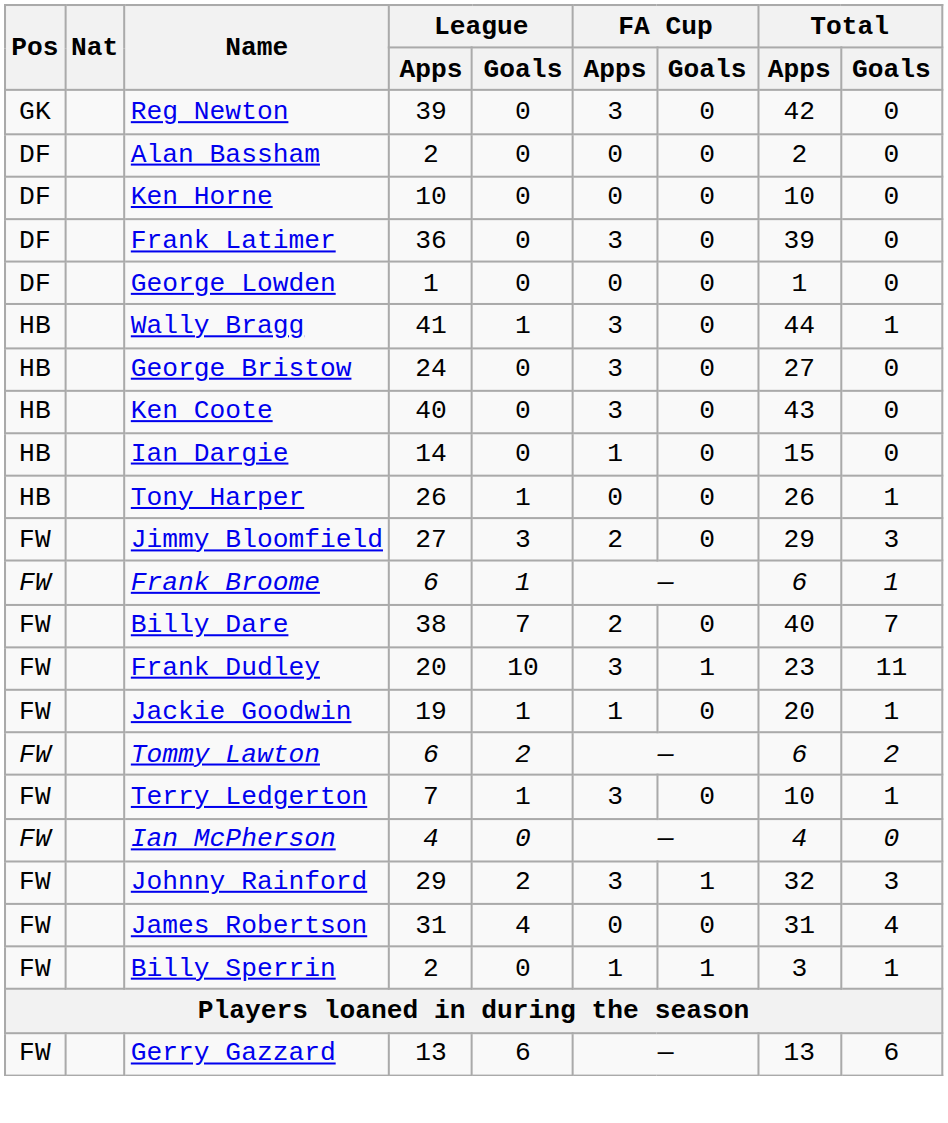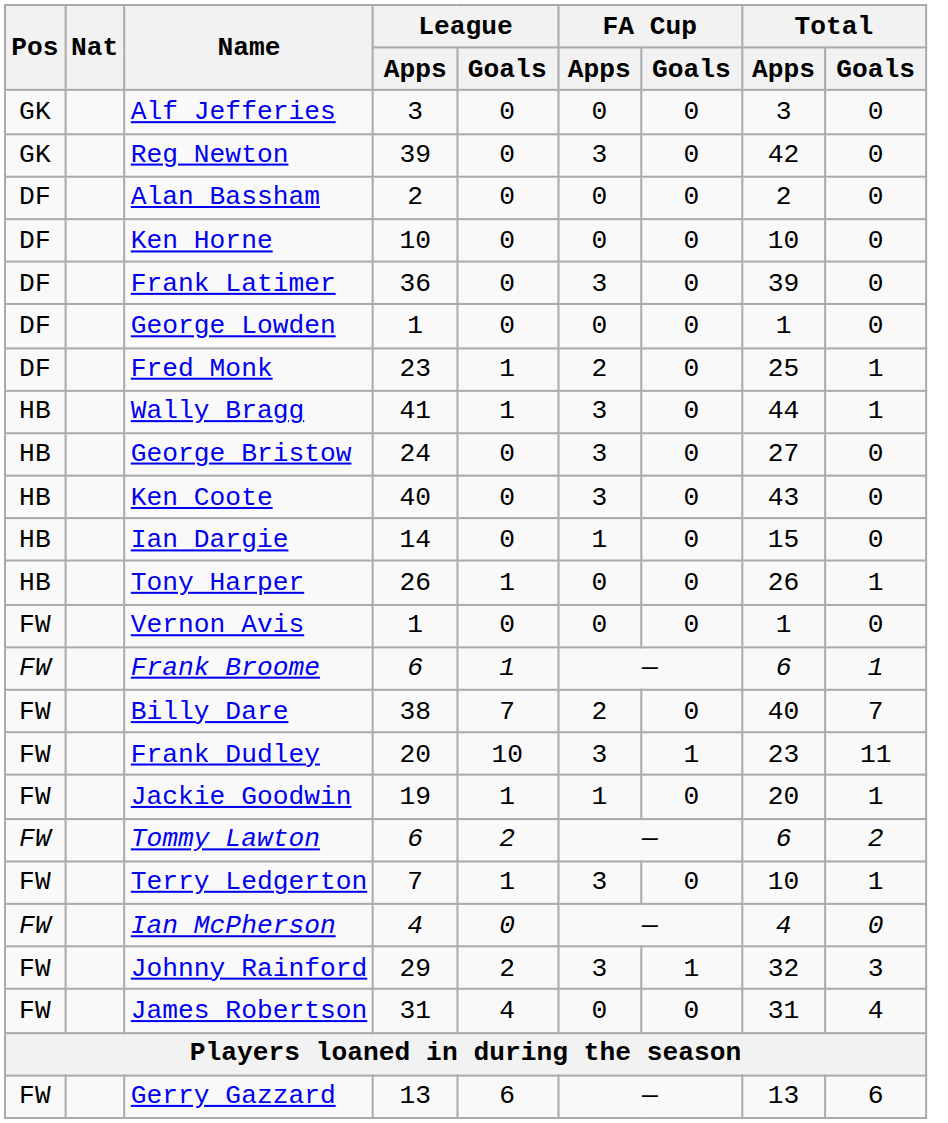+ row: (233, 112)
+ row: (202, 369)
+ row: (218, 626)
- row: (257, 540)
- row: (233, 968)
